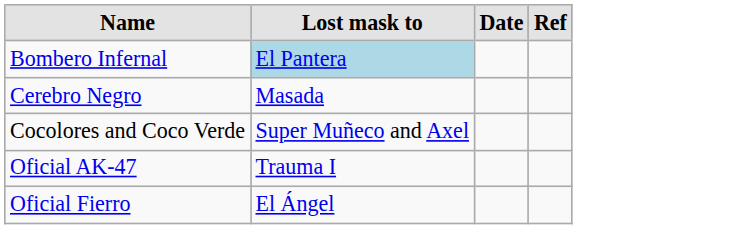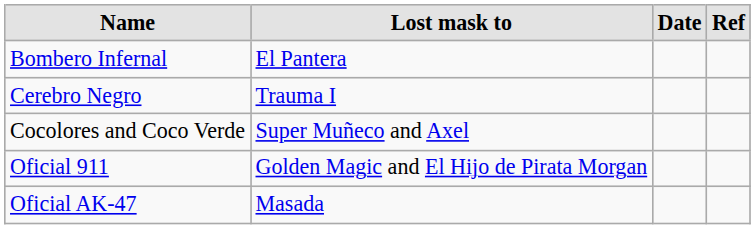(301, 58) lightblue background -> (301, 58) no background
(290, 94) Masada -> (296, 94) Trauma I
+ row: (59, 167)
(296, 167) Trauma I -> (290, 204) Masada
- row: (70, 204)
